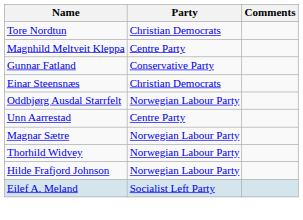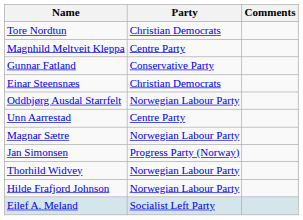+ row: (37, 153)
